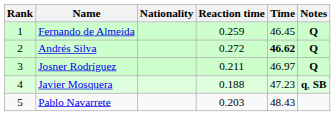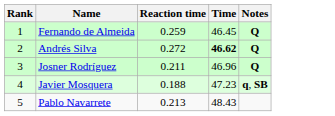- column: (167, 13)
(283, 66) 46.97 -> (224, 66) 46.96
(232, 102) 0.203 -> (173, 102) 0.213
